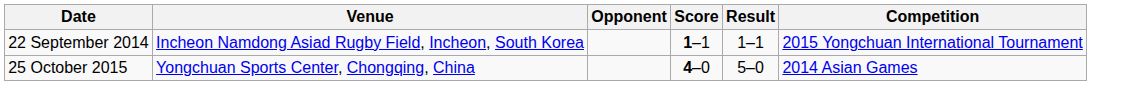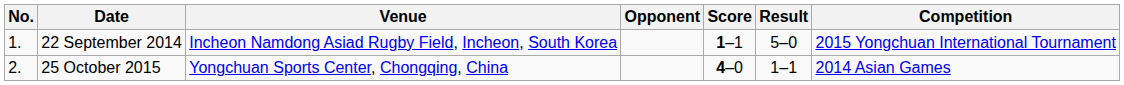+ column: (21, 17)
(751, 42) 1–1 -> (784, 42) 5–0
(751, 67) 5–0 -> (784, 67) 1–1
